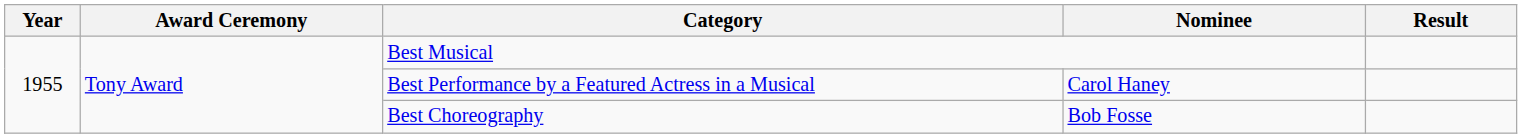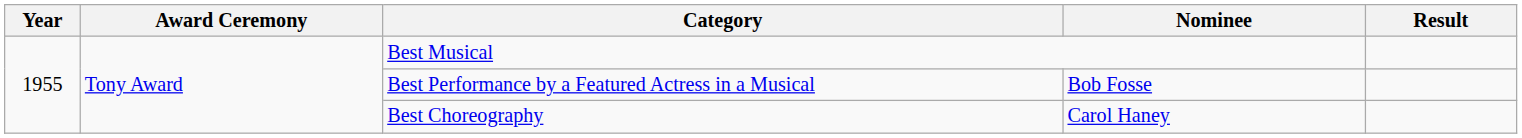(1119, 84) Carol Haney -> (1110, 84) Bob Fosse
(1110, 116) Bob Fosse -> (1119, 116) Carol Haney
